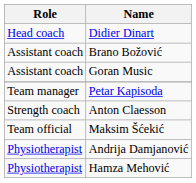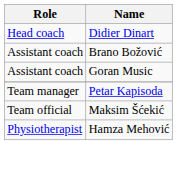- row: (127, 110)
- row: (139, 149)
